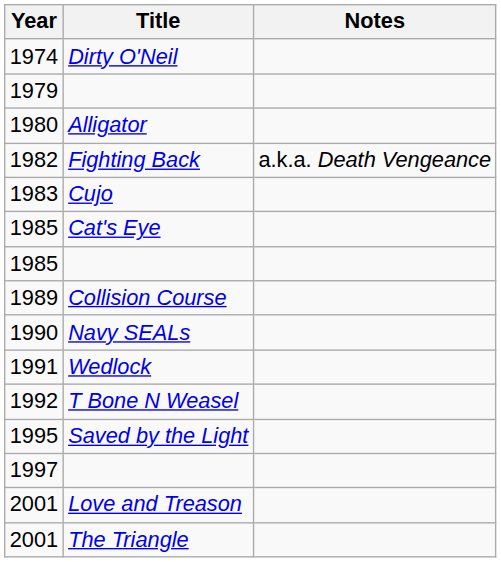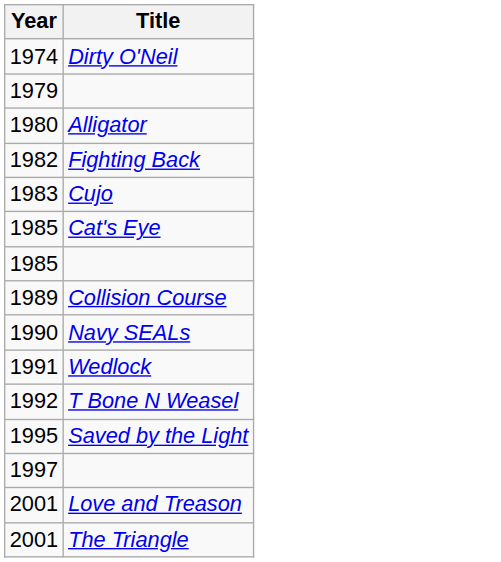- column: (375, 21)
